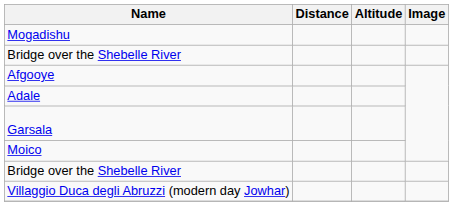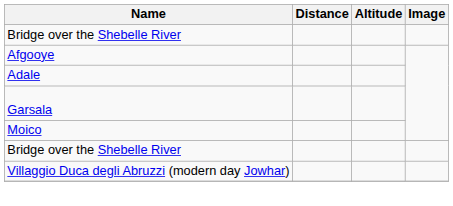- row: (39, 34)
